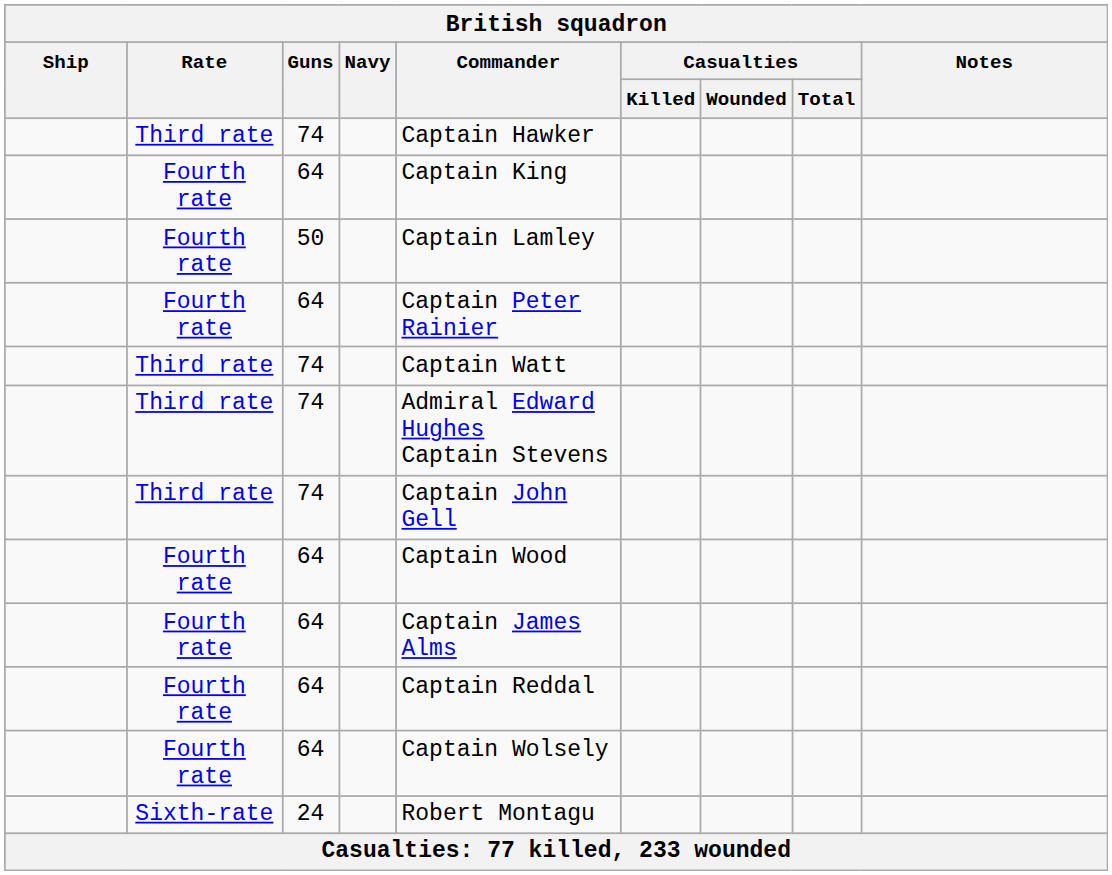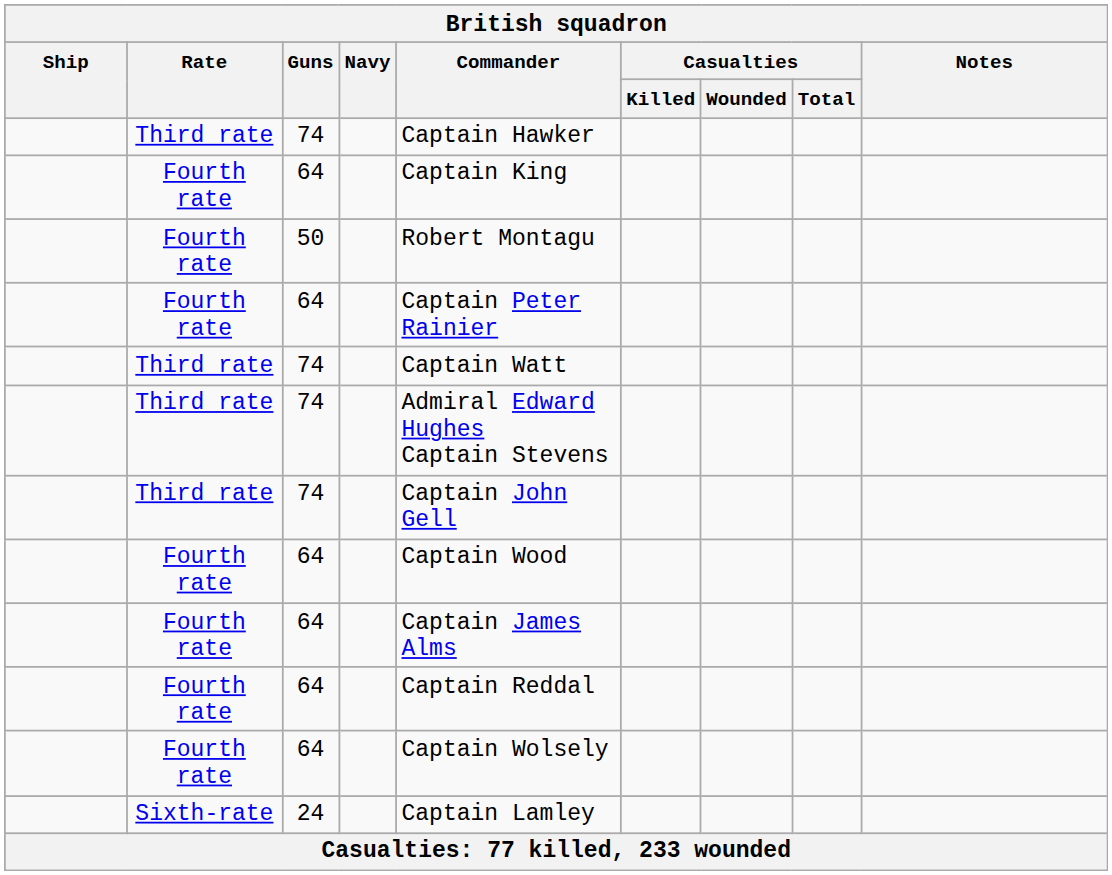(498, 238) Captain Lamley -> (498, 238) Robert Montagu
(498, 814) Robert Montagu -> (498, 814) Captain Lamley
